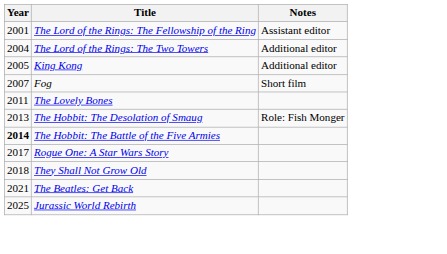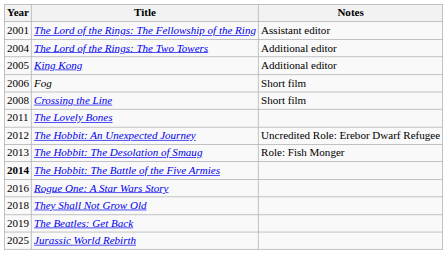(18, 83) 2007 -> (18, 83) 2006
+ row: (73, 100)
+ row: (115, 135)
(18, 153) 2017 -> (18, 188) 2016
(18, 188) 2021 -> (18, 223) 2019
